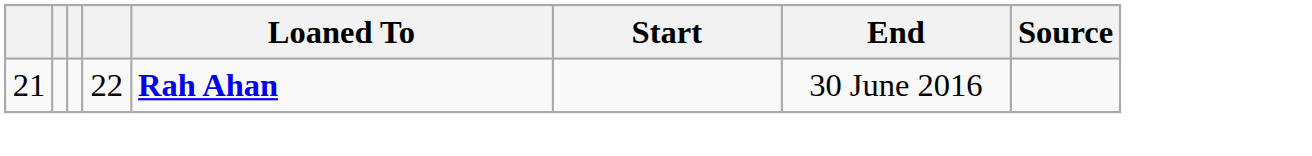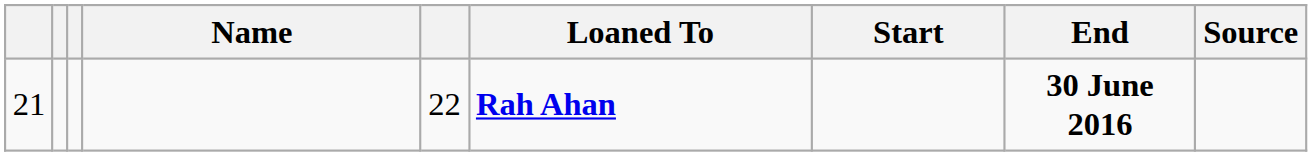+ column: (252, 31)
(896, 85) normal -> (1100, 104) bold
